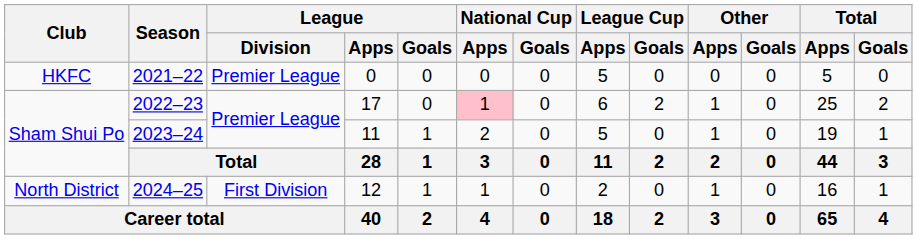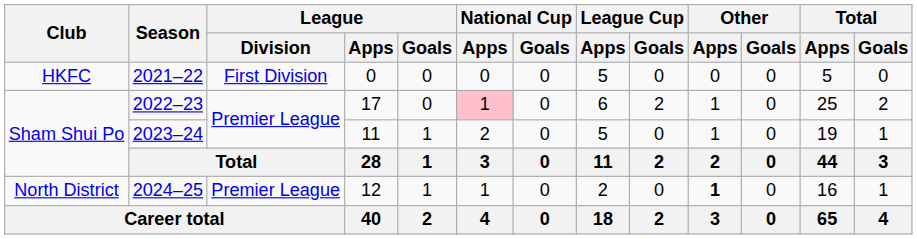(276, 76) Premier League -> (276, 76) First Division
(276, 190) First Division -> (276, 190) Premier League
(715, 190) normal -> (715, 190) bold
